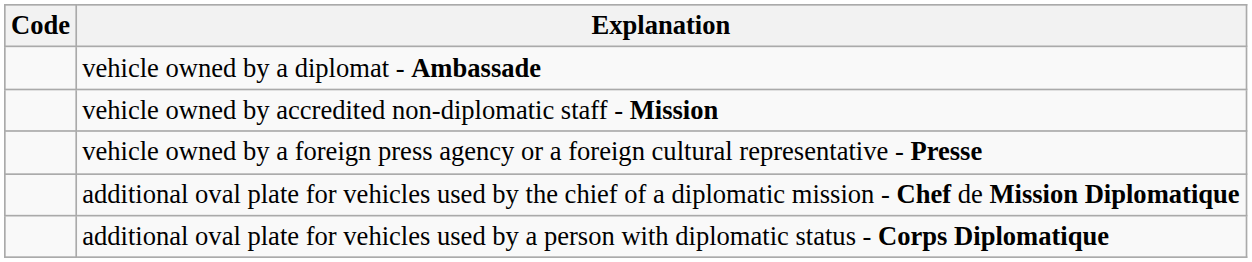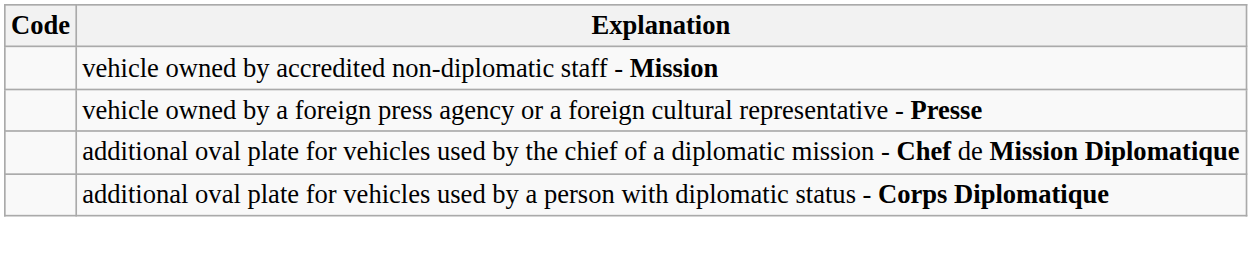- row: (312, 67)
